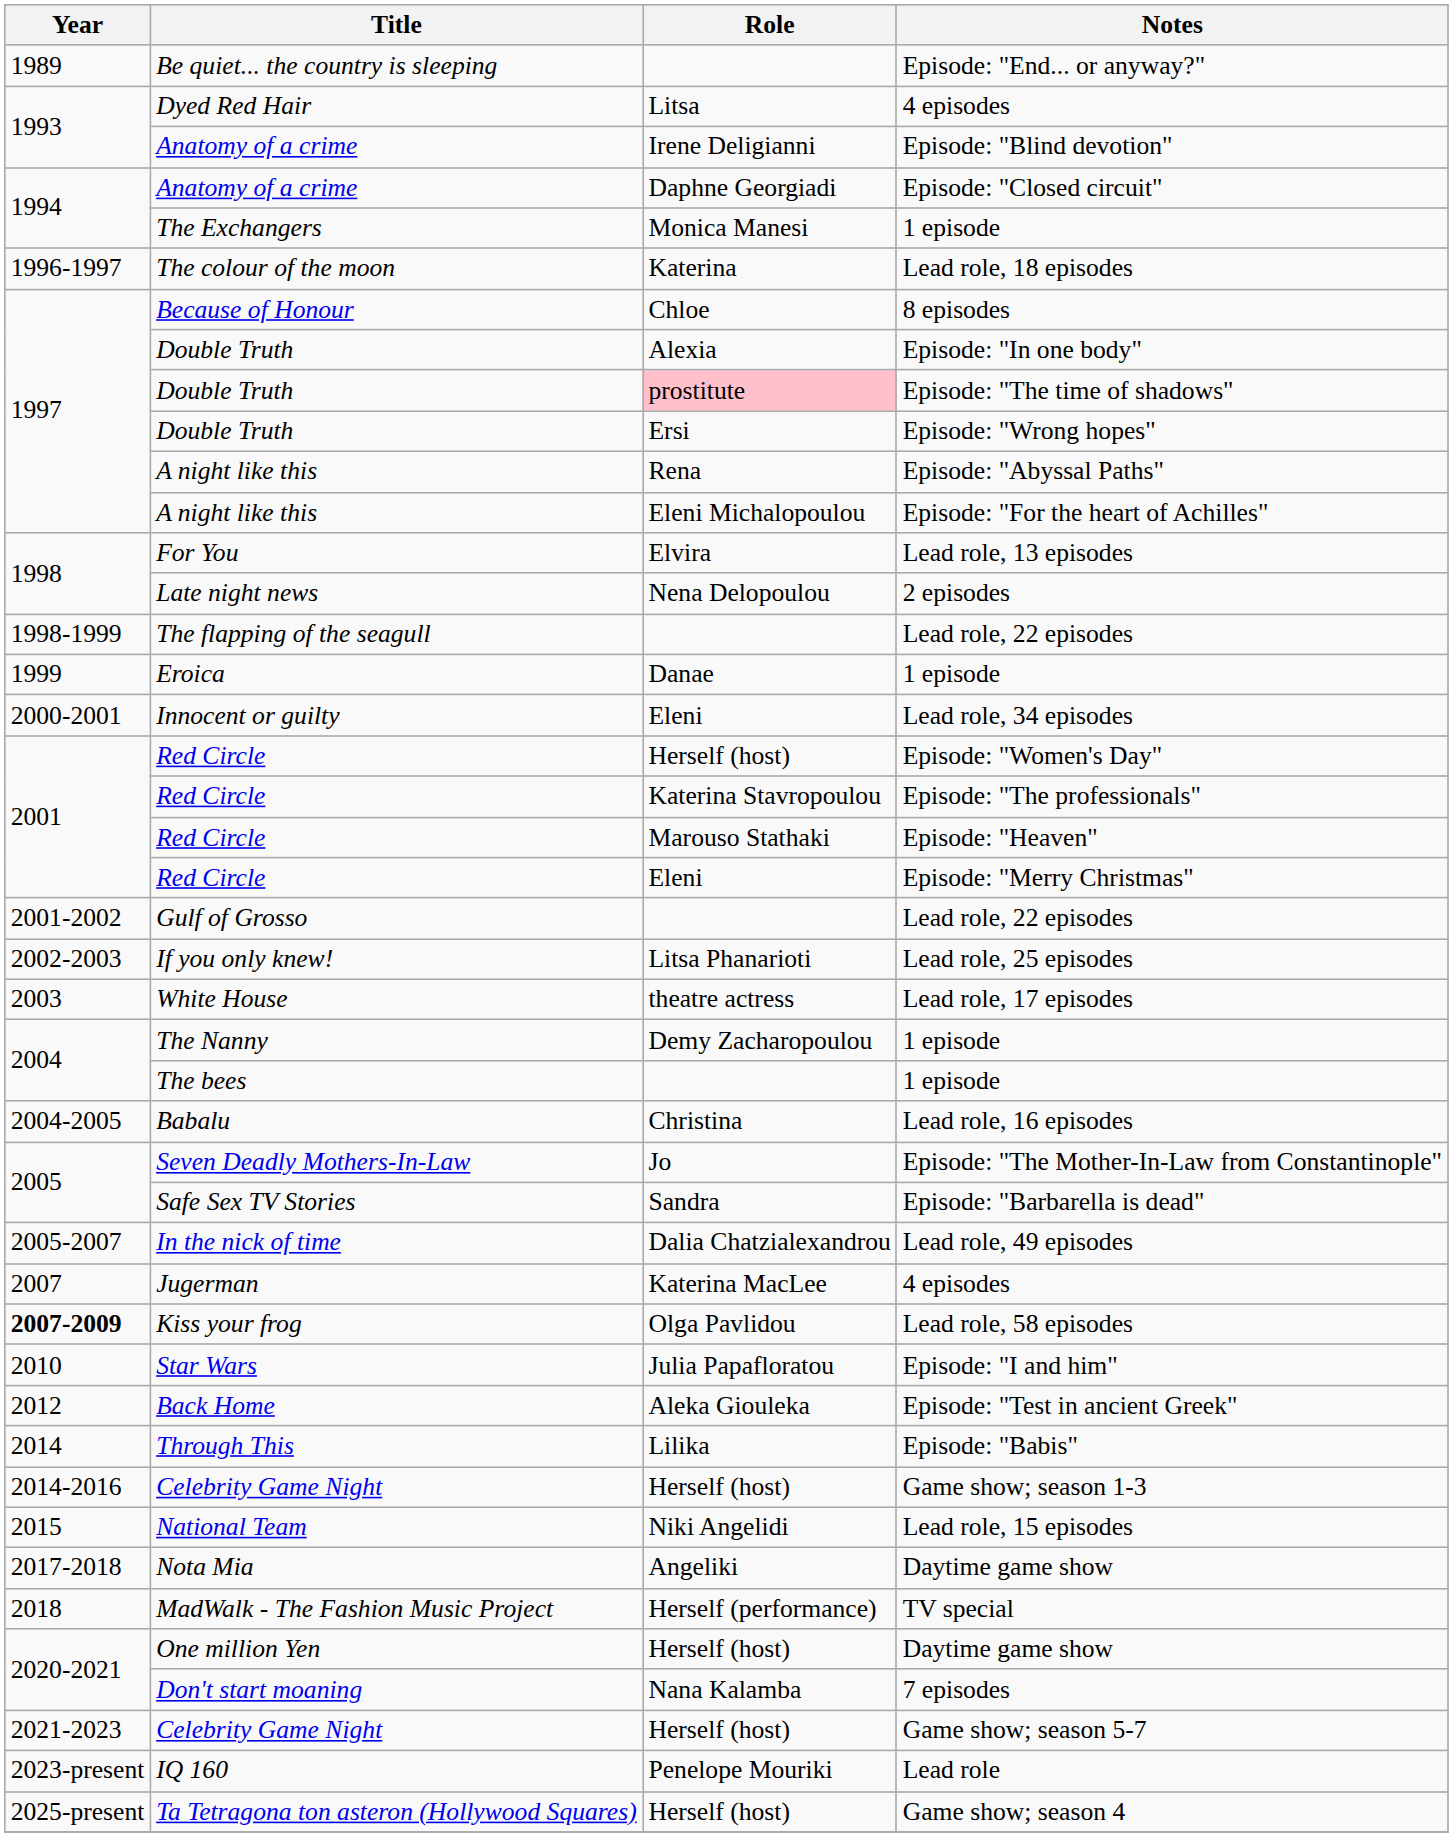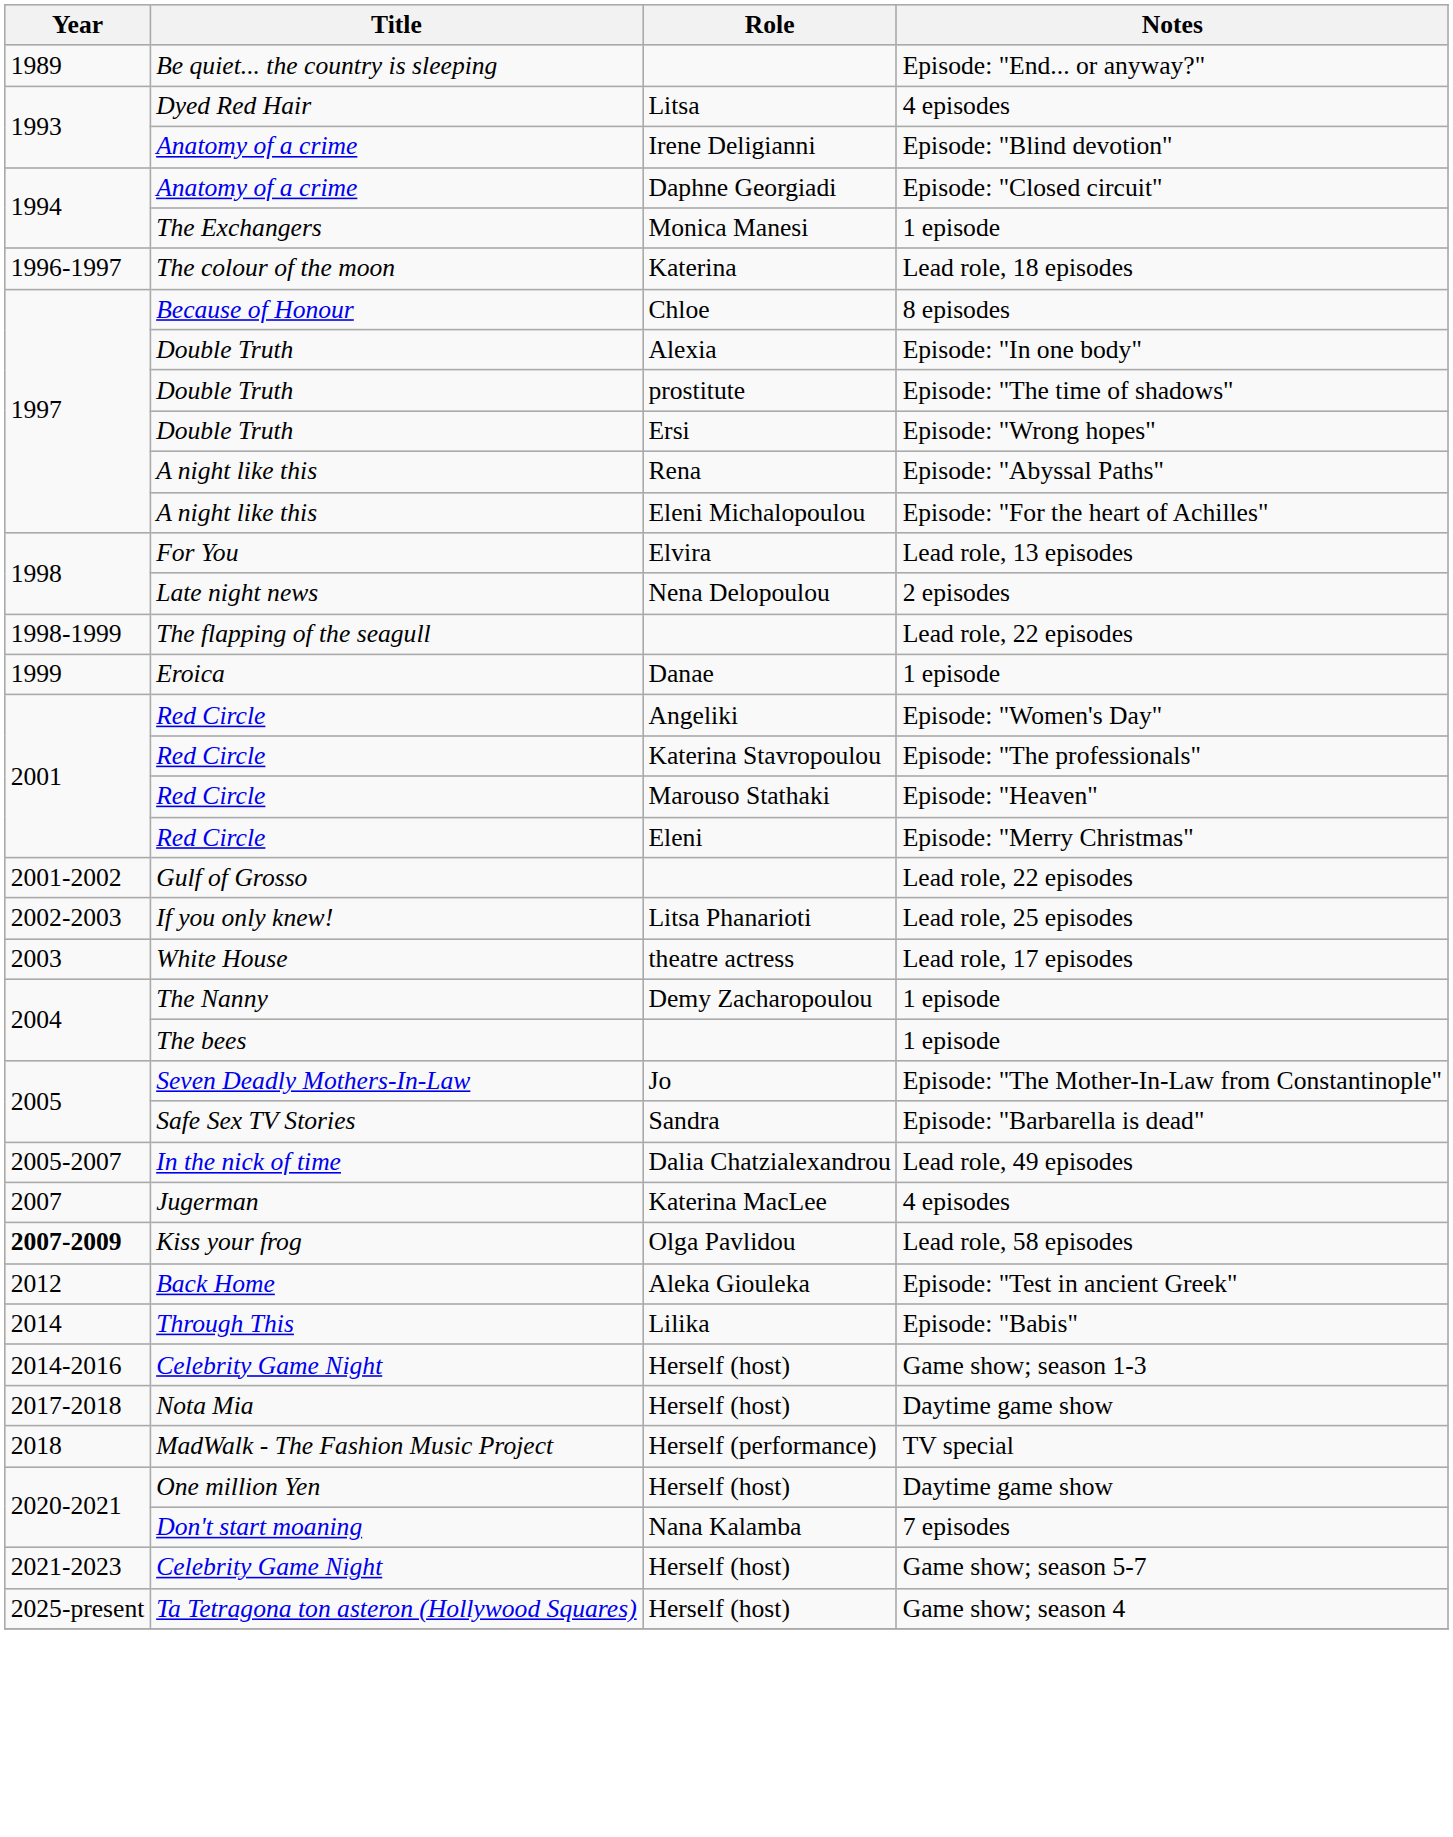(697, 390) pink background -> (697, 390) no background
- row: (248, 715)
(719, 755) Herself (host) -> (693, 715) Angeliki
- row: (193, 1120)
- row: (207, 1364)
- row: (231, 1526)
(693, 1567) Angeliki -> (719, 1405) Herself (host)
- row: (192, 1770)
